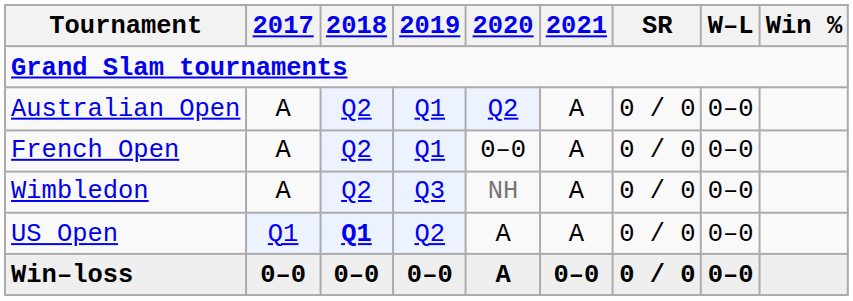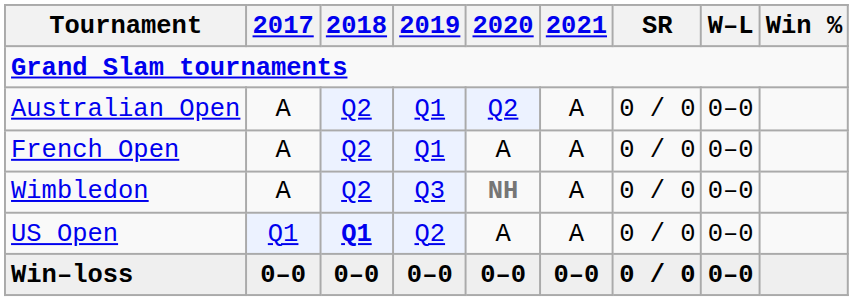(503, 150) 0–0 -> (503, 150) A
(503, 192) normal -> (503, 192) bold
(503, 275) A -> (503, 275) 0–0
